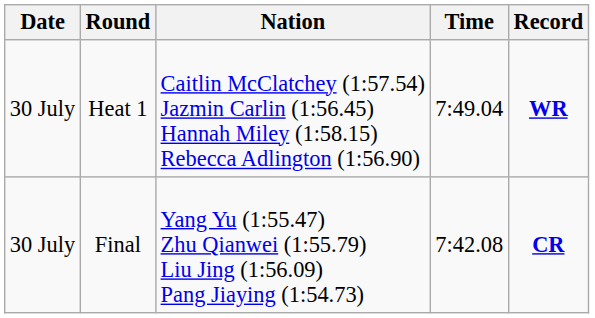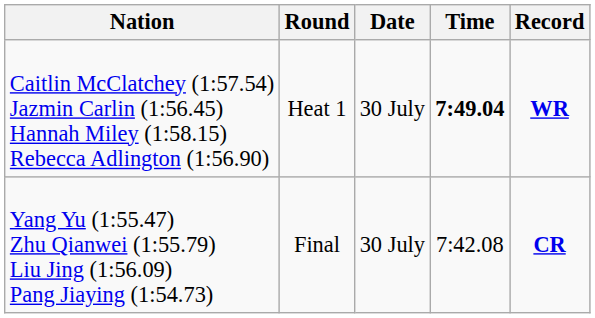columns swapped: (43, 22) <-> (293, 22)
(469, 108) normal -> (470, 108) bold
